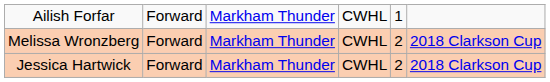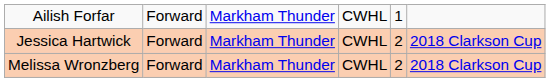rows swapped: (74, 65) <-> (74, 41)
